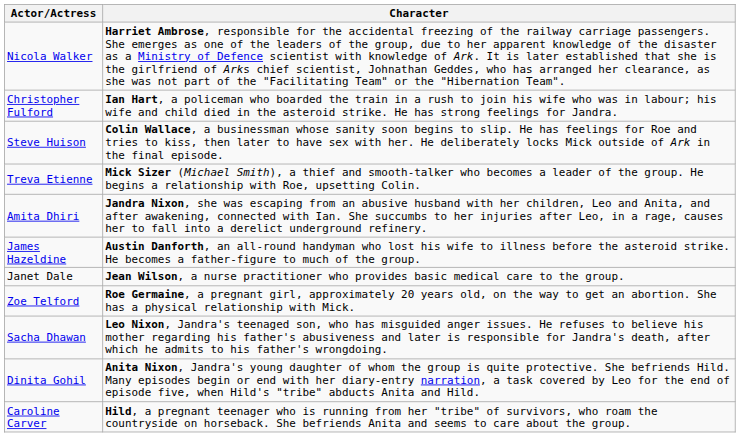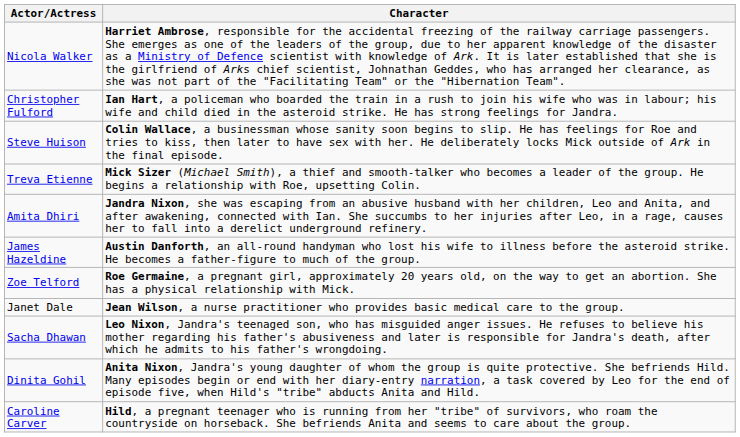rows swapped: (40, 277) <-> (43, 301)
